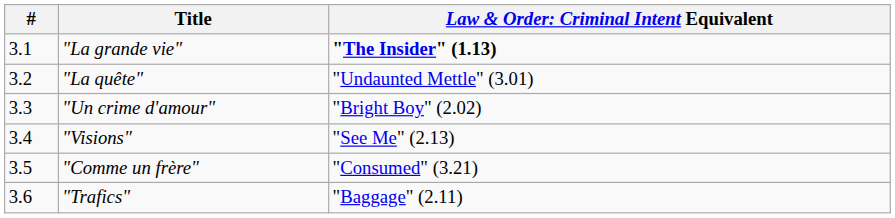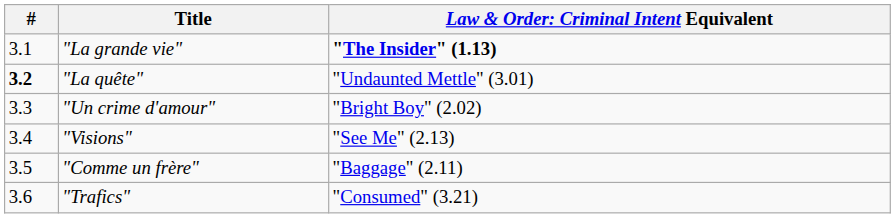(20, 78) normal -> (20, 78) bold
(405, 167) "Consumed" (3.21) -> (398, 167) "Baggage" (2.11)
(398, 197) "Baggage" (2.11) -> (405, 197) "Consumed" (3.21)
